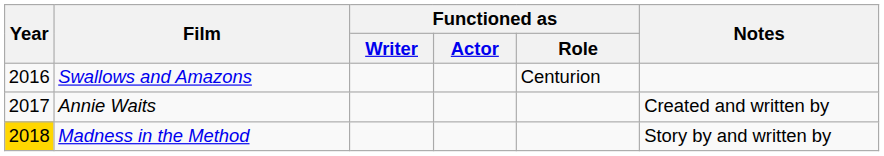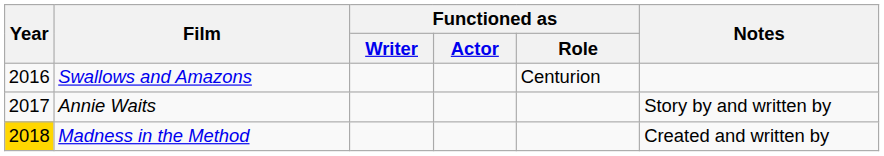(737, 106) Created and written by -> (738, 106) Story by and written by
(738, 135) Story by and written by -> (737, 135) Created and written by
